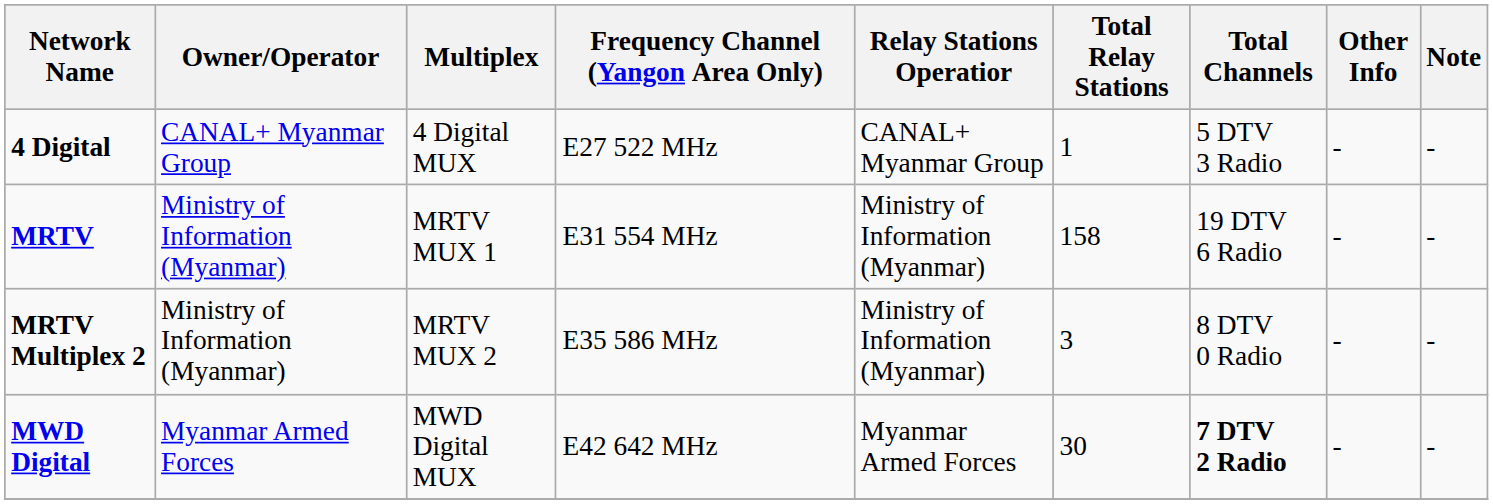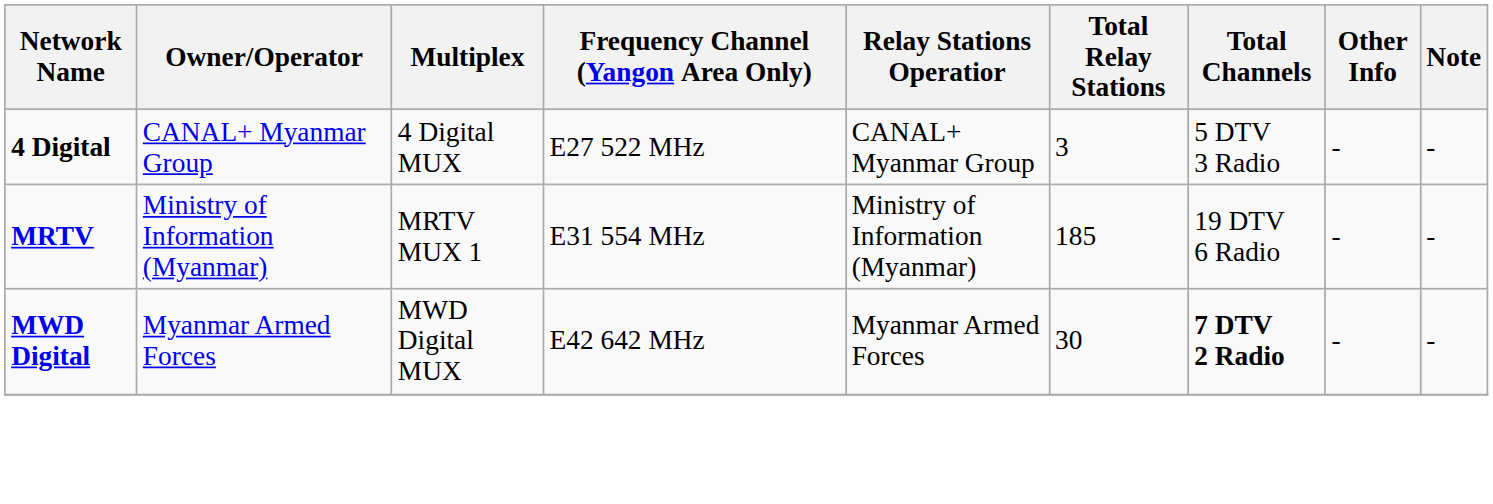(1066, 146) 1 -> (1062, 146) 3
(1080, 236) 158 -> (1076, 236) 185
- row: (78, 341)
